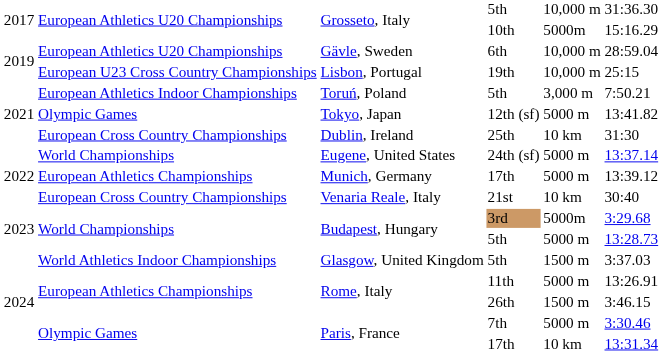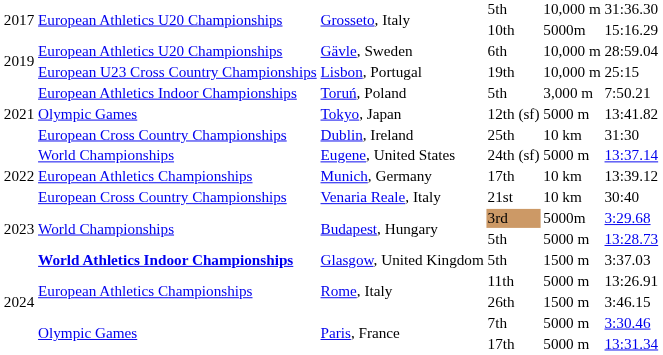(566, 176) 5000 m -> (563, 176) 10 km
(157, 260) normal -> (166, 260) bold
(563, 343) 10 km -> (566, 343) 5000 m
